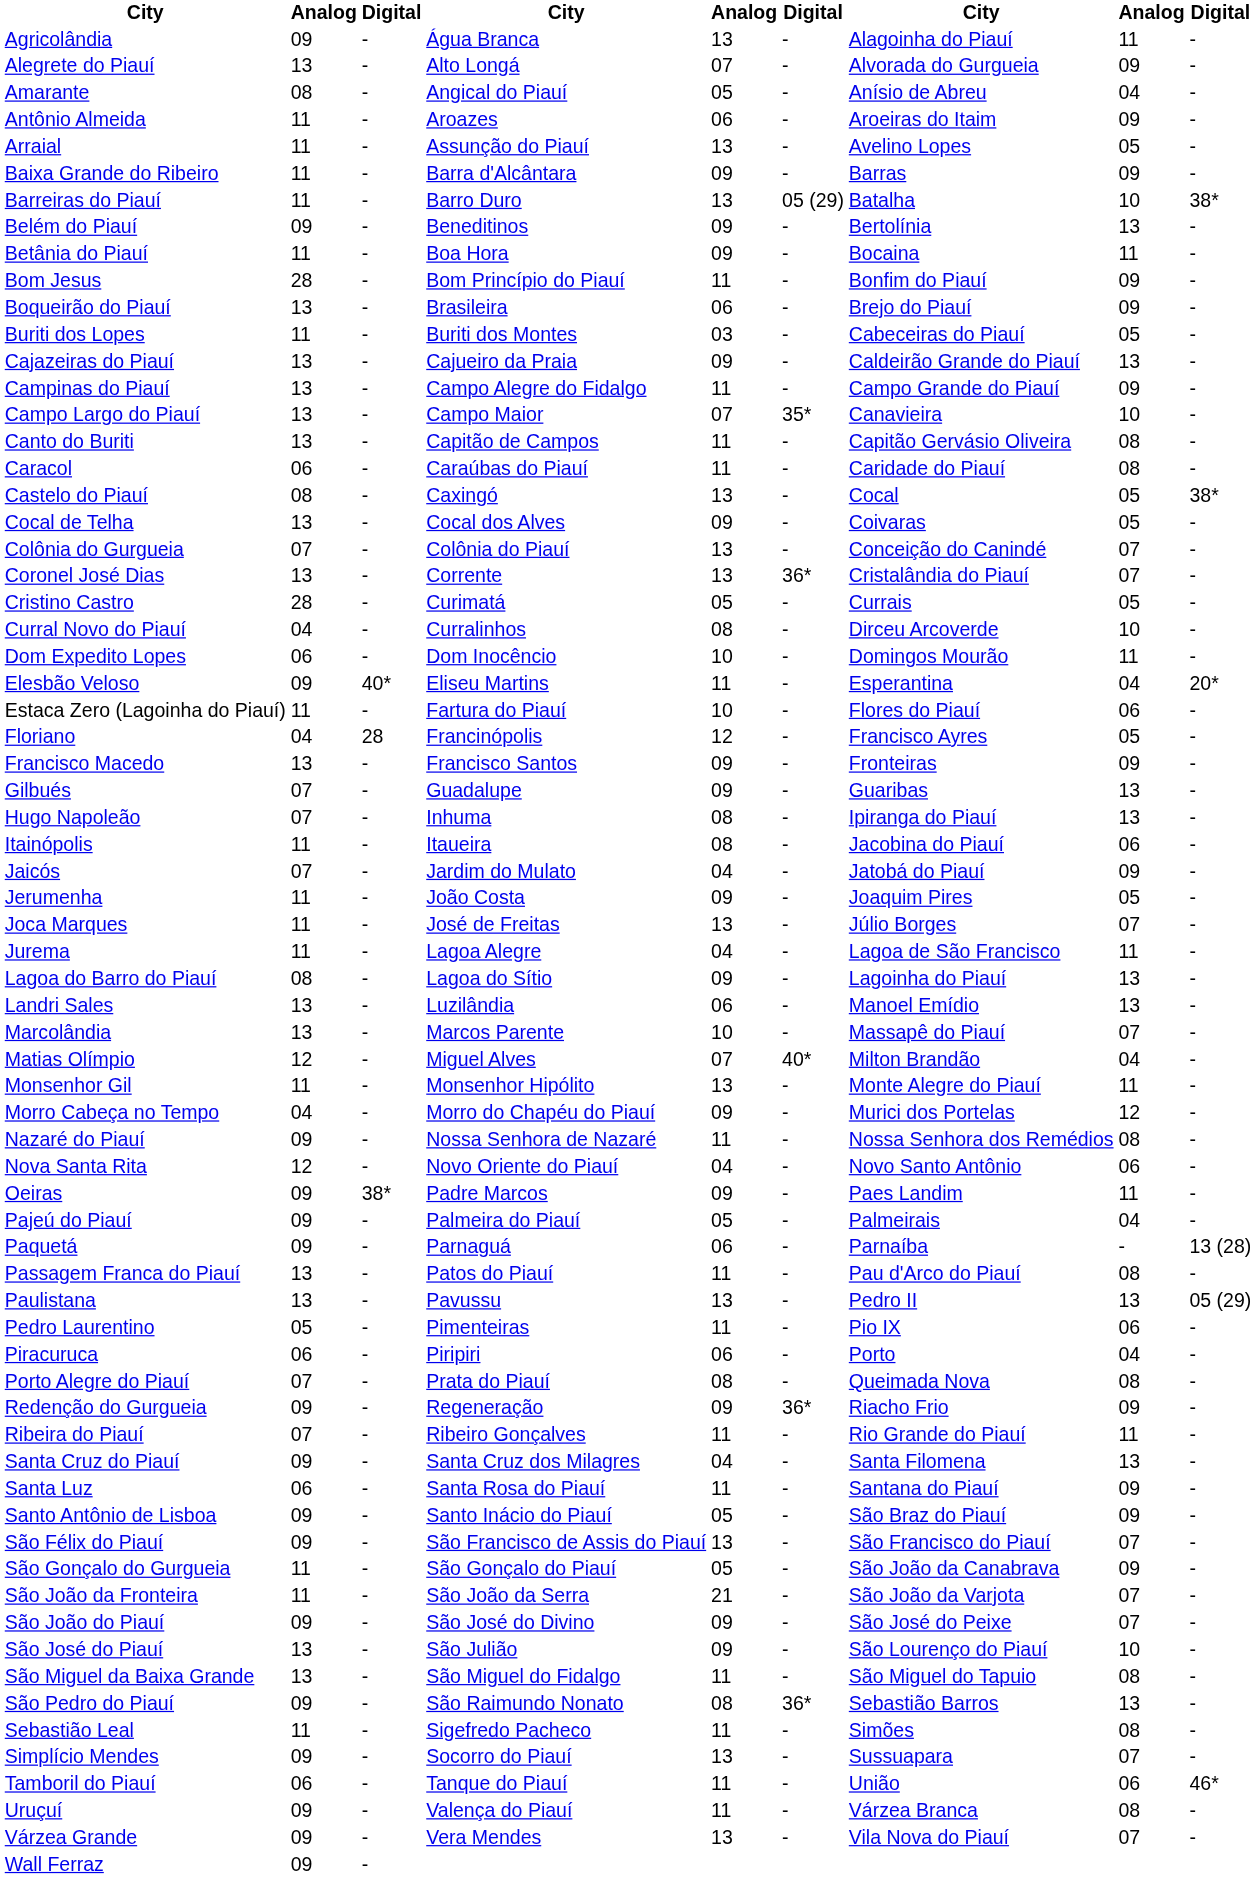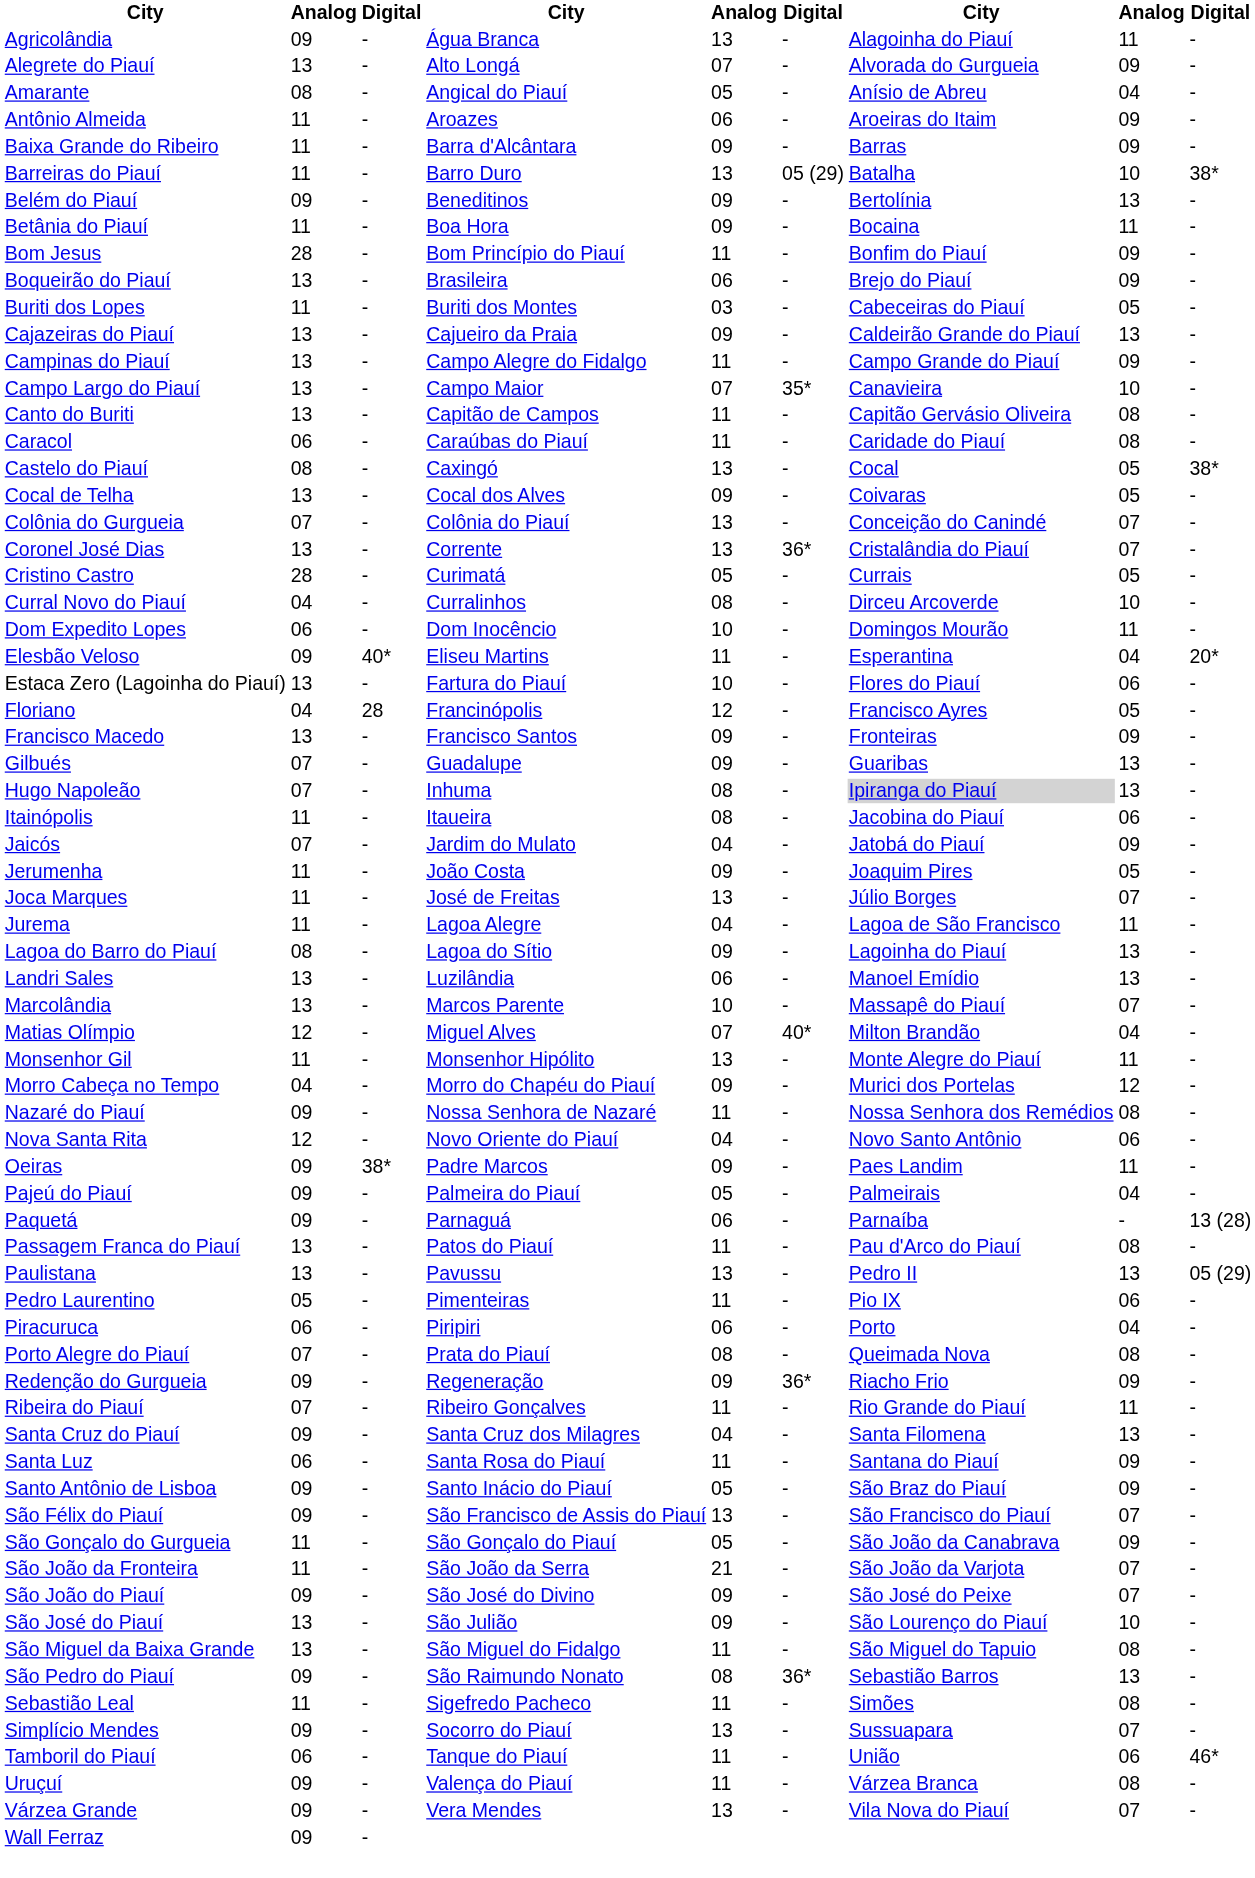- row: (33, 146)
(301, 710) 11 -> (302, 683) 13
(923, 817) no background -> (923, 790) lightgrey background
